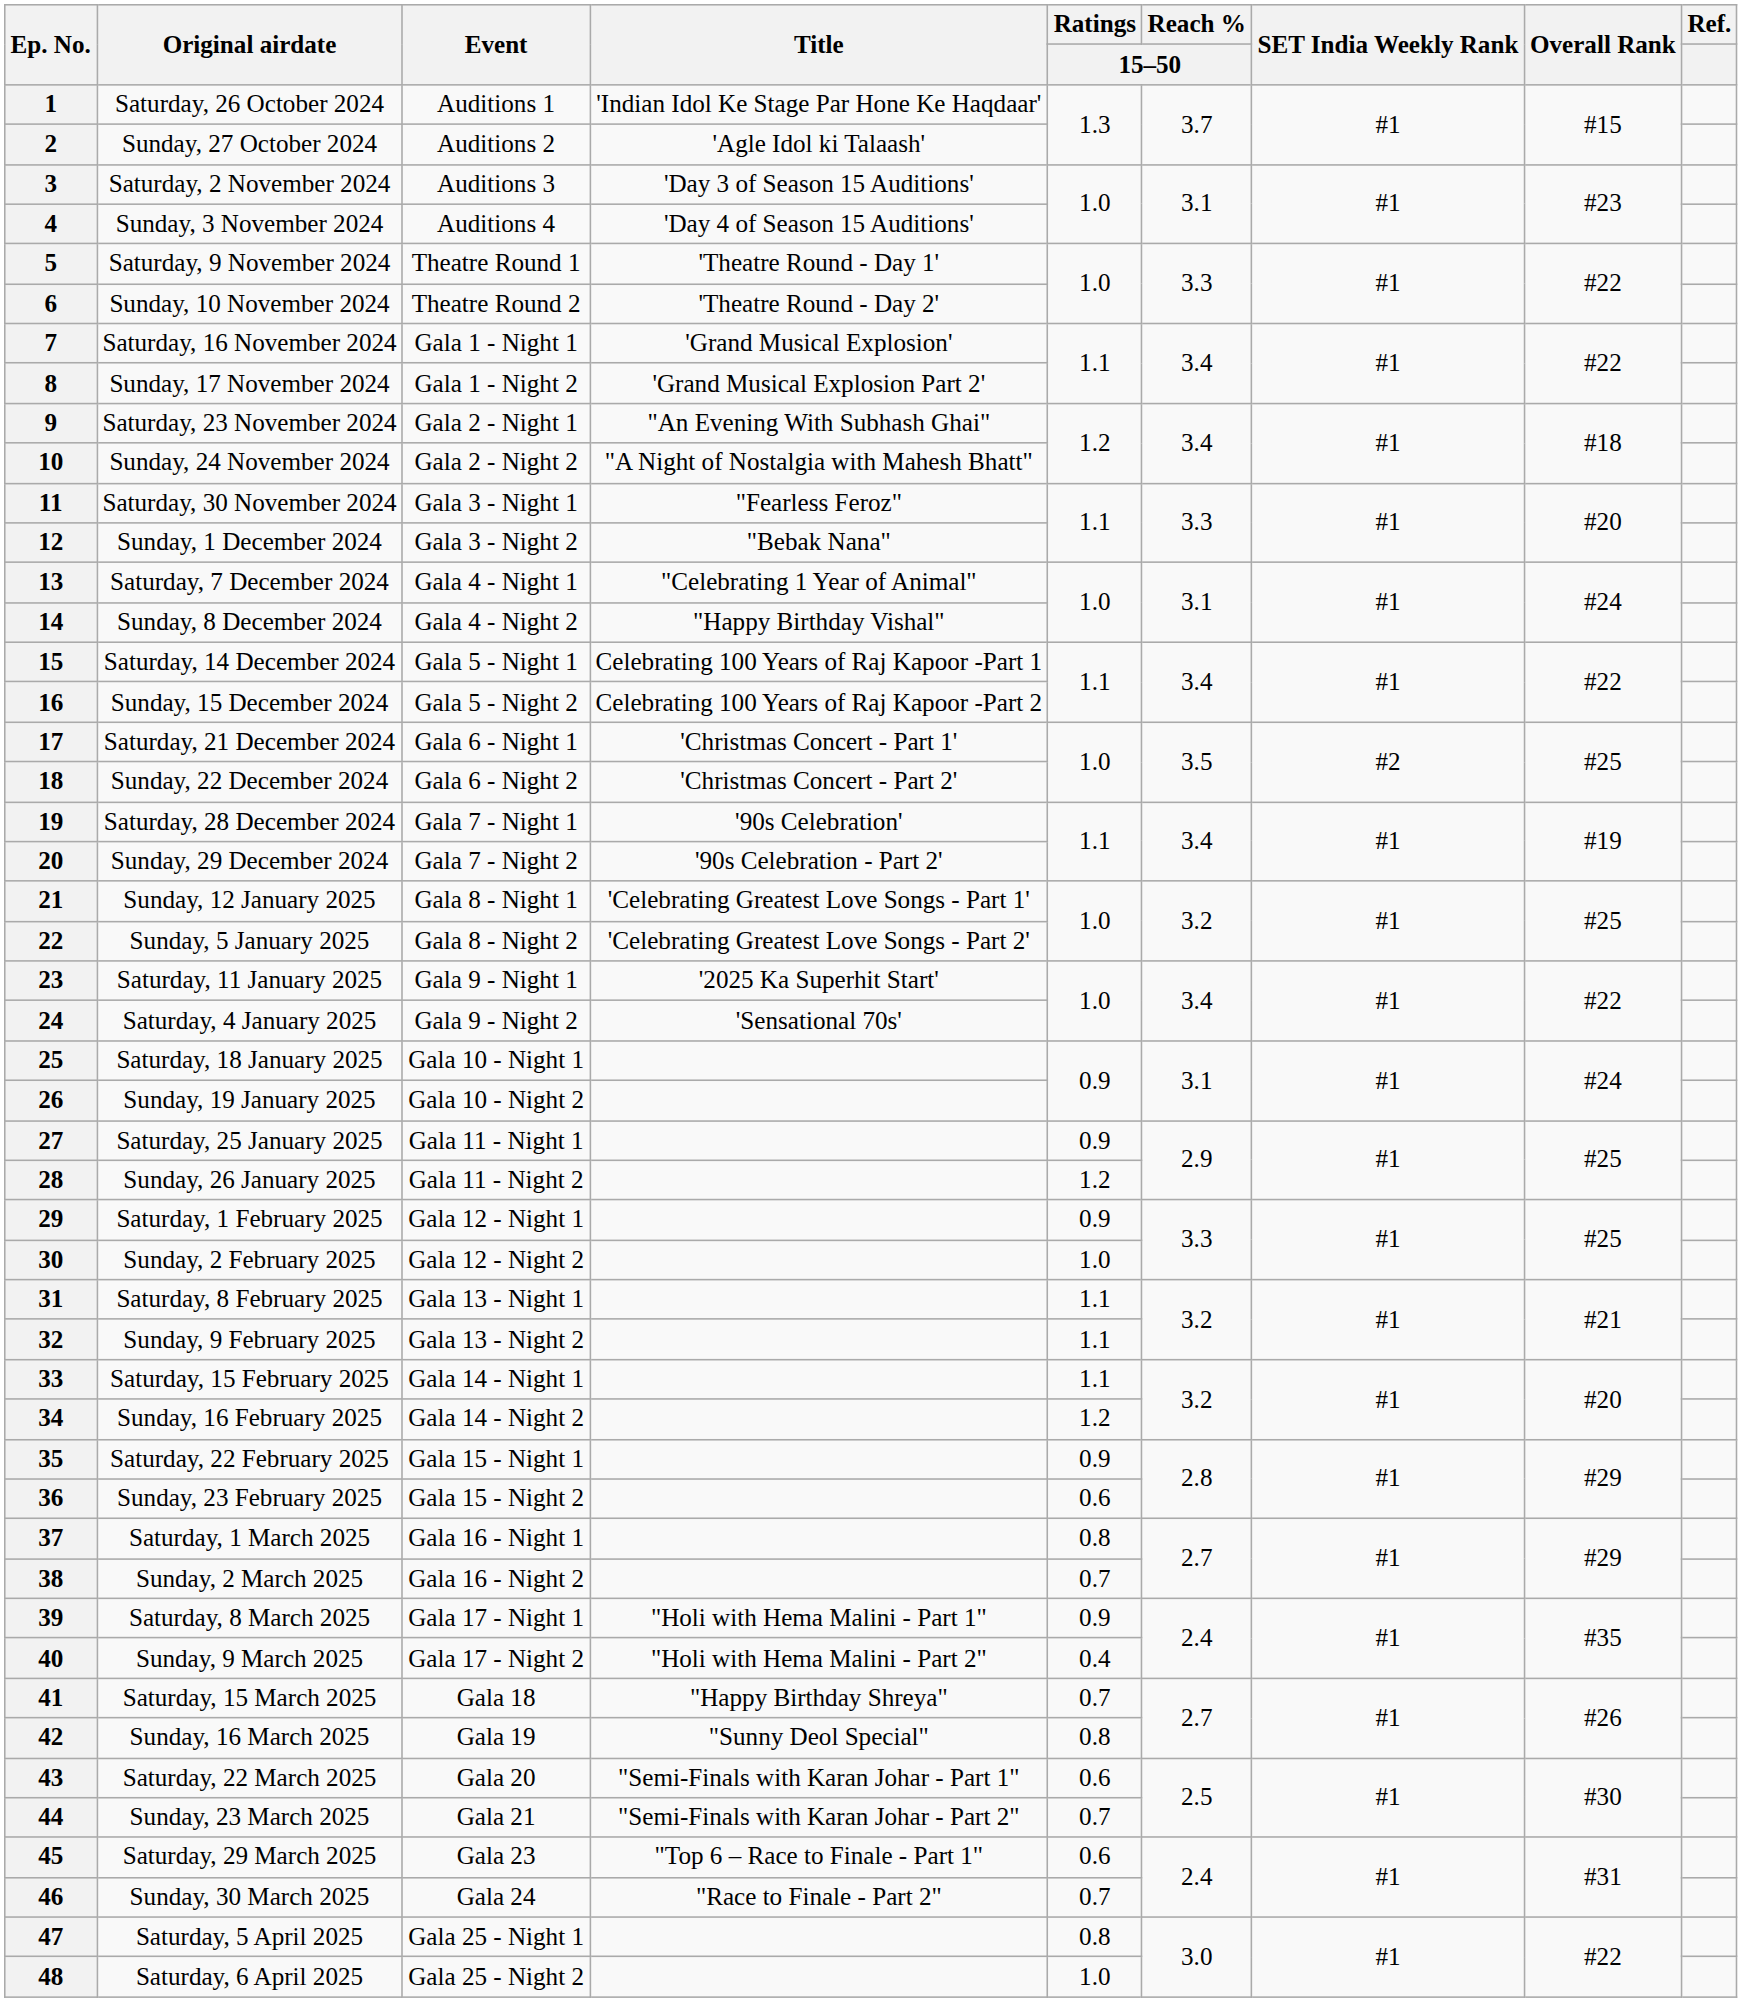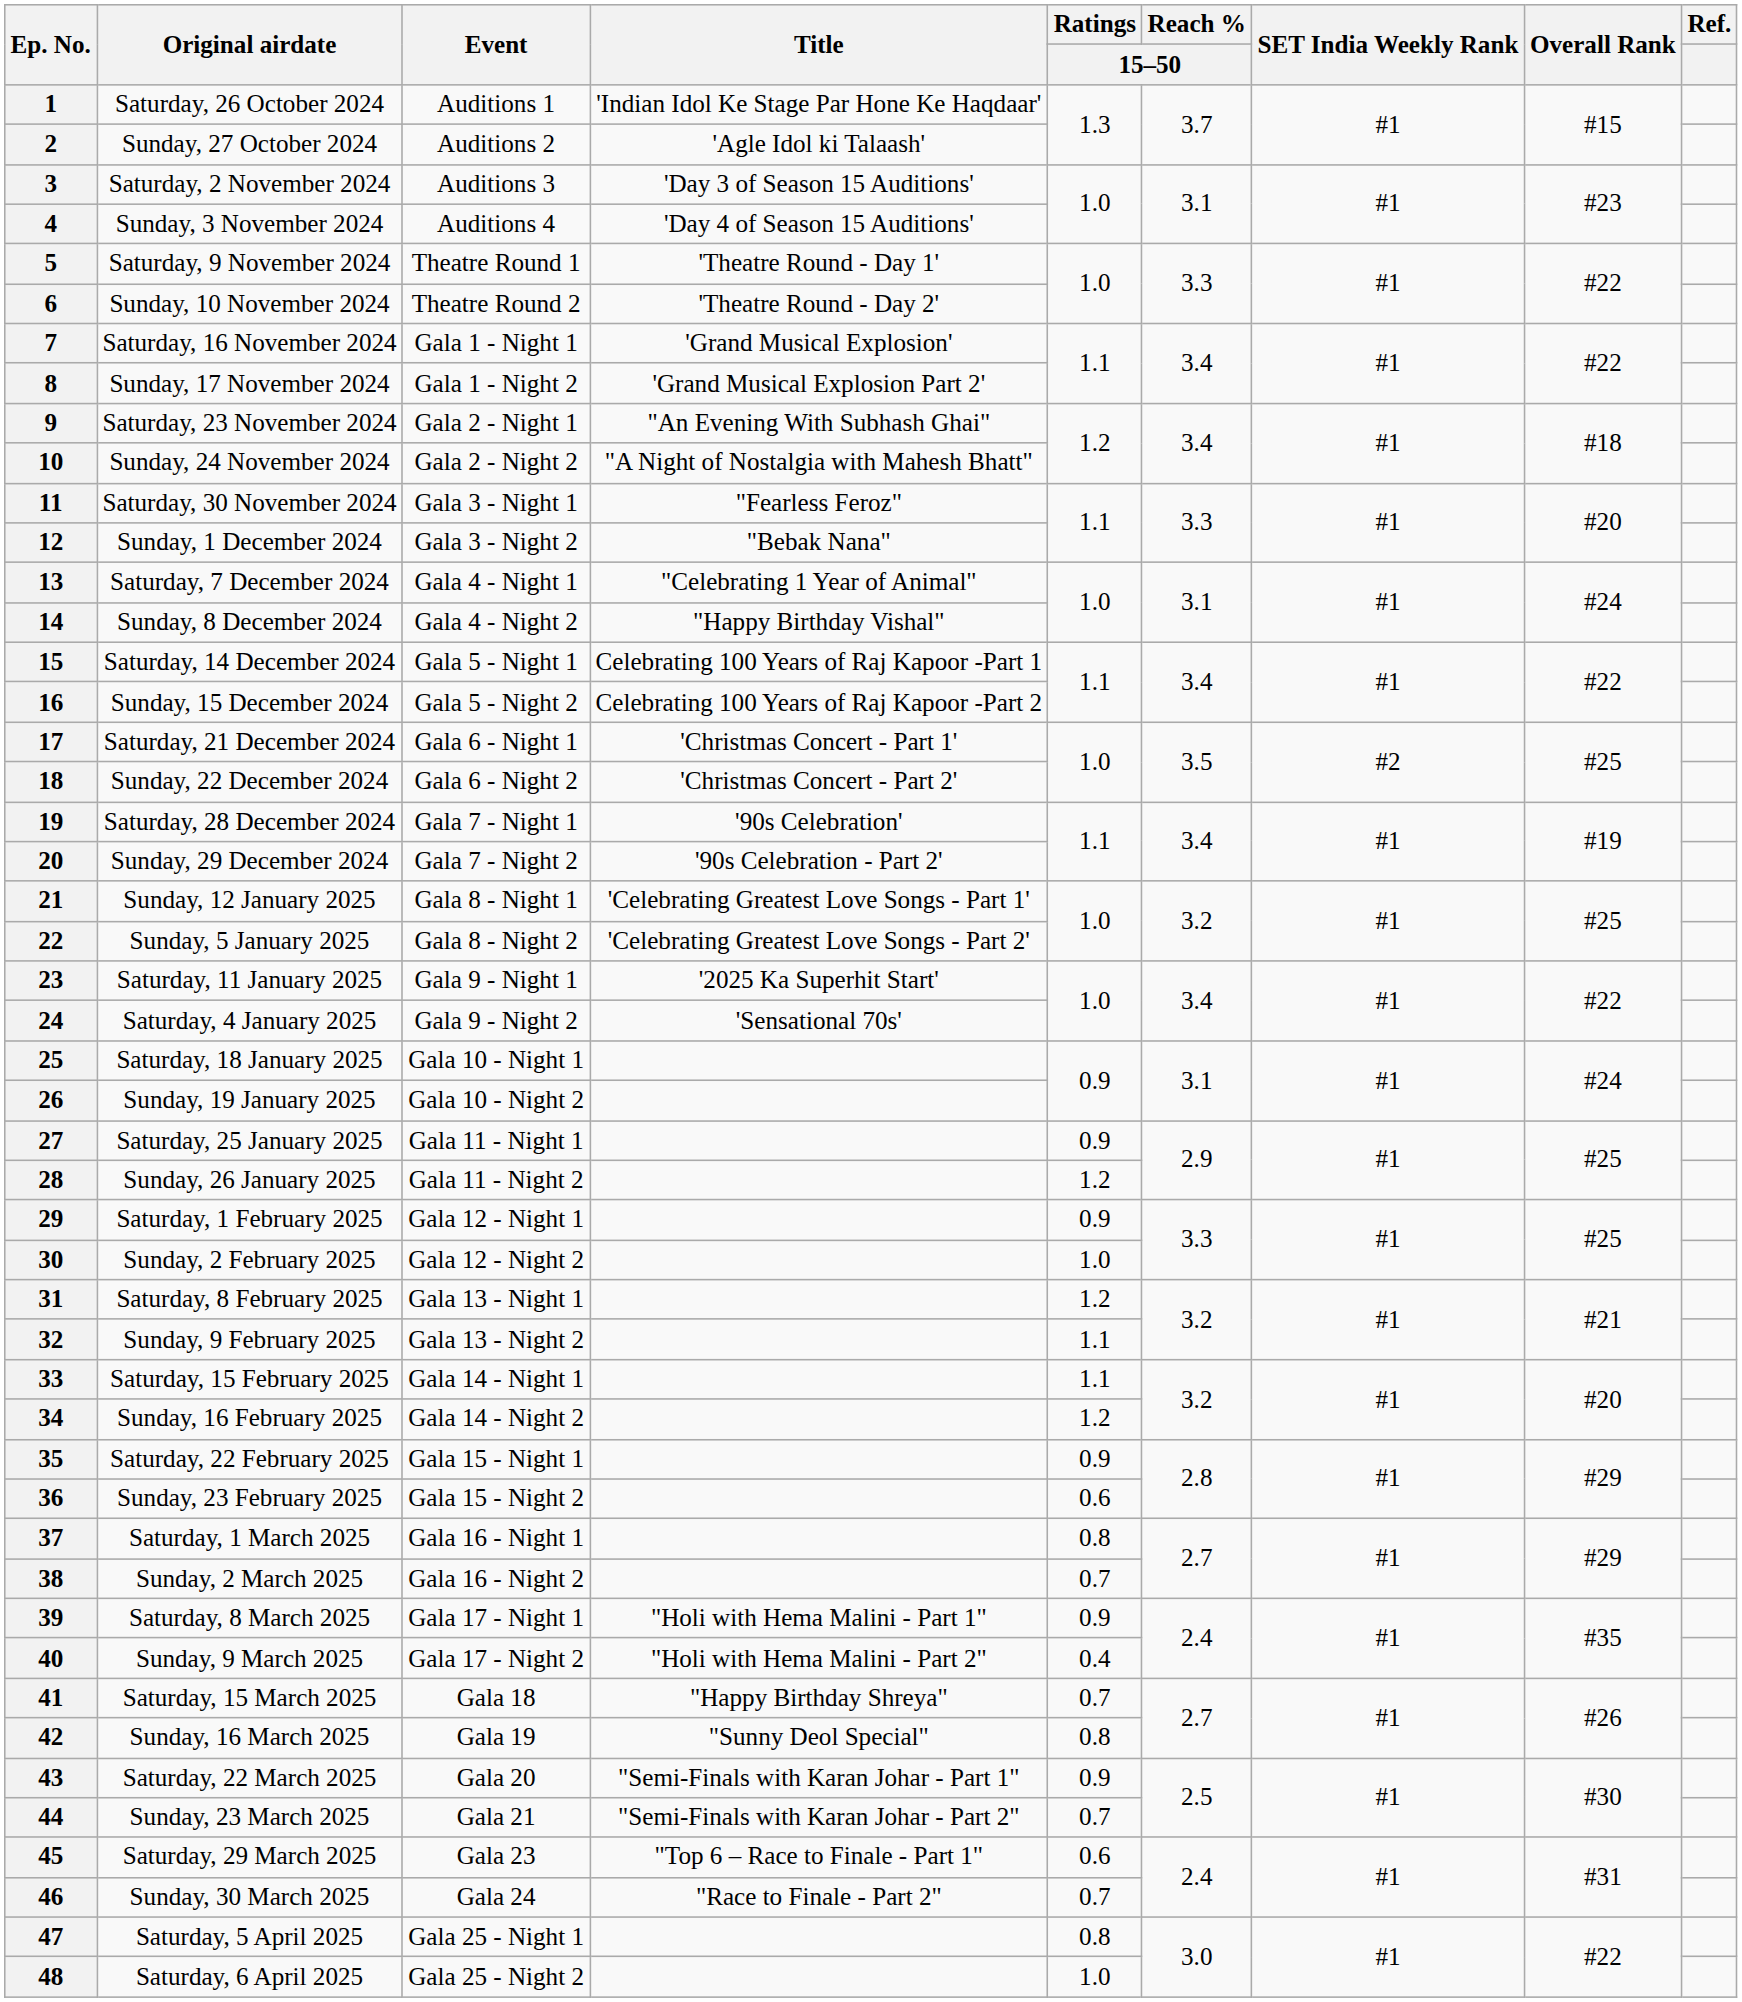(1095, 1299) 1.1 -> (1095, 1299) 1.2
(1095, 1777) 0.6 -> (1095, 1777) 0.9
